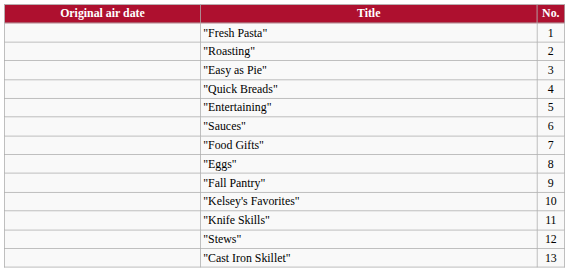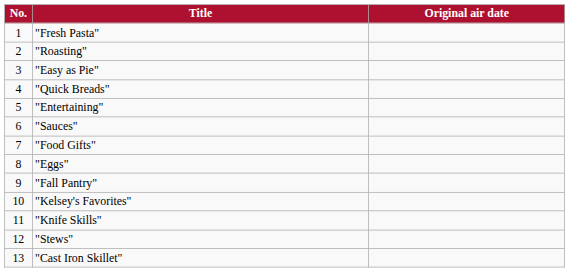columns swapped: (551, 13) <-> (102, 13)
